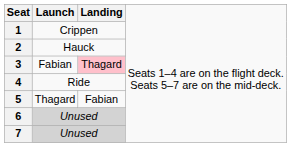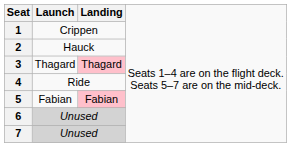(55, 64) Fabian -> (55, 64) Thagard
(55, 99) Thagard -> (55, 99) Fabian
(102, 99) no background -> (102, 99) pink background
